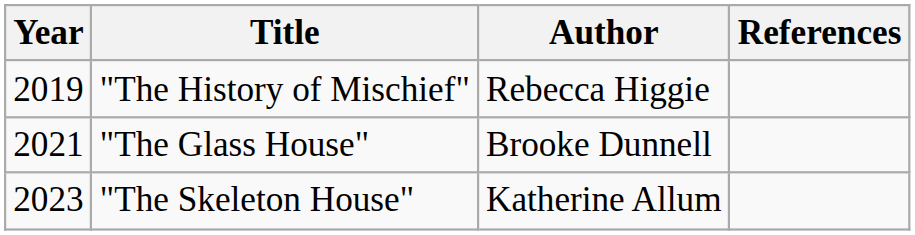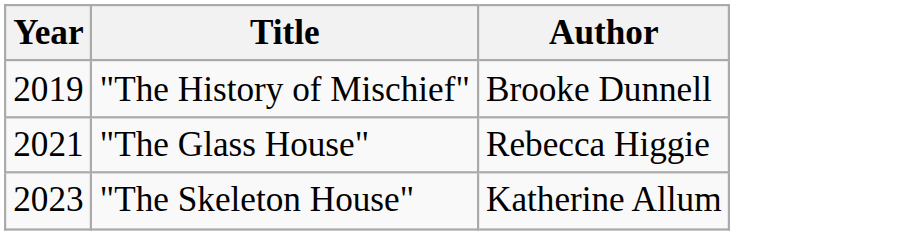- column: (820, 32)
(598, 88) Rebecca Higgie -> (599, 88) Brooke Dunnell
(599, 144) Brooke Dunnell -> (598, 144) Rebecca Higgie
